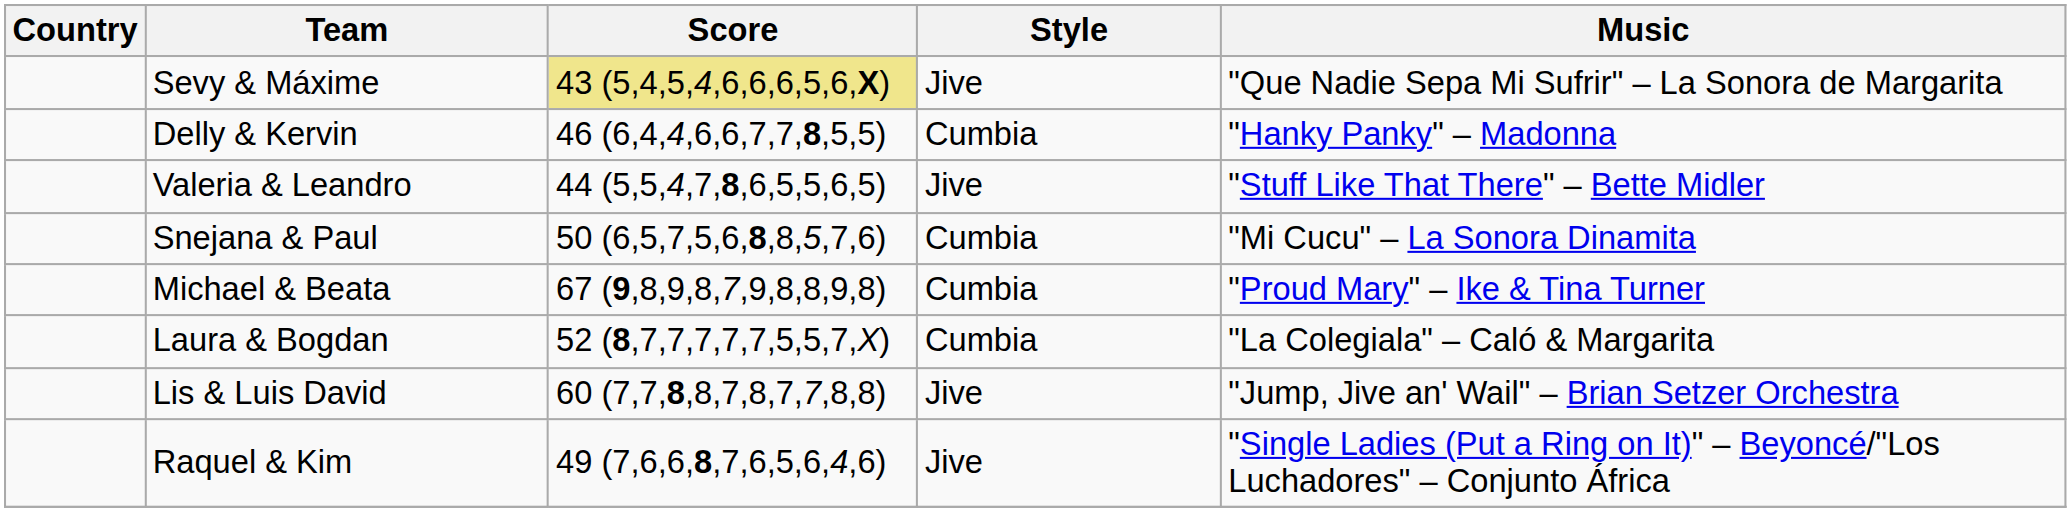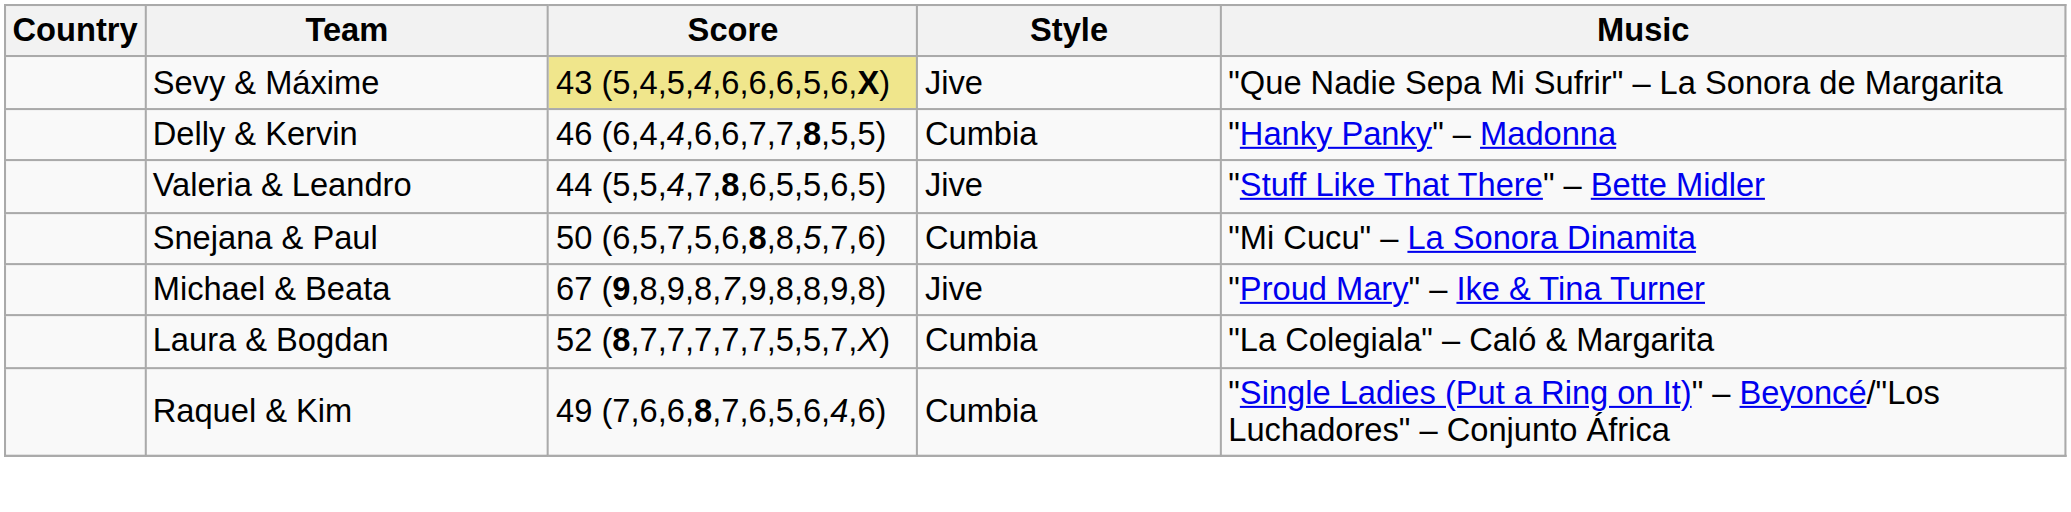(981, 289) Cumbia -> (954, 289) Jive
- row: (270, 392)
(954, 462) Jive -> (981, 411) Cumbia
